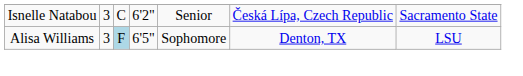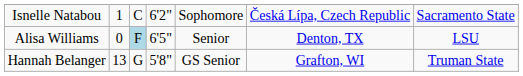(106, 15) 3 -> (119, 15) 1
(194, 15) Senior -> (211, 15) Sophomore
(106, 37) 3 -> (119, 37) 0
(194, 37) Sophomore -> (211, 37) Senior
+ row: (57, 60)
